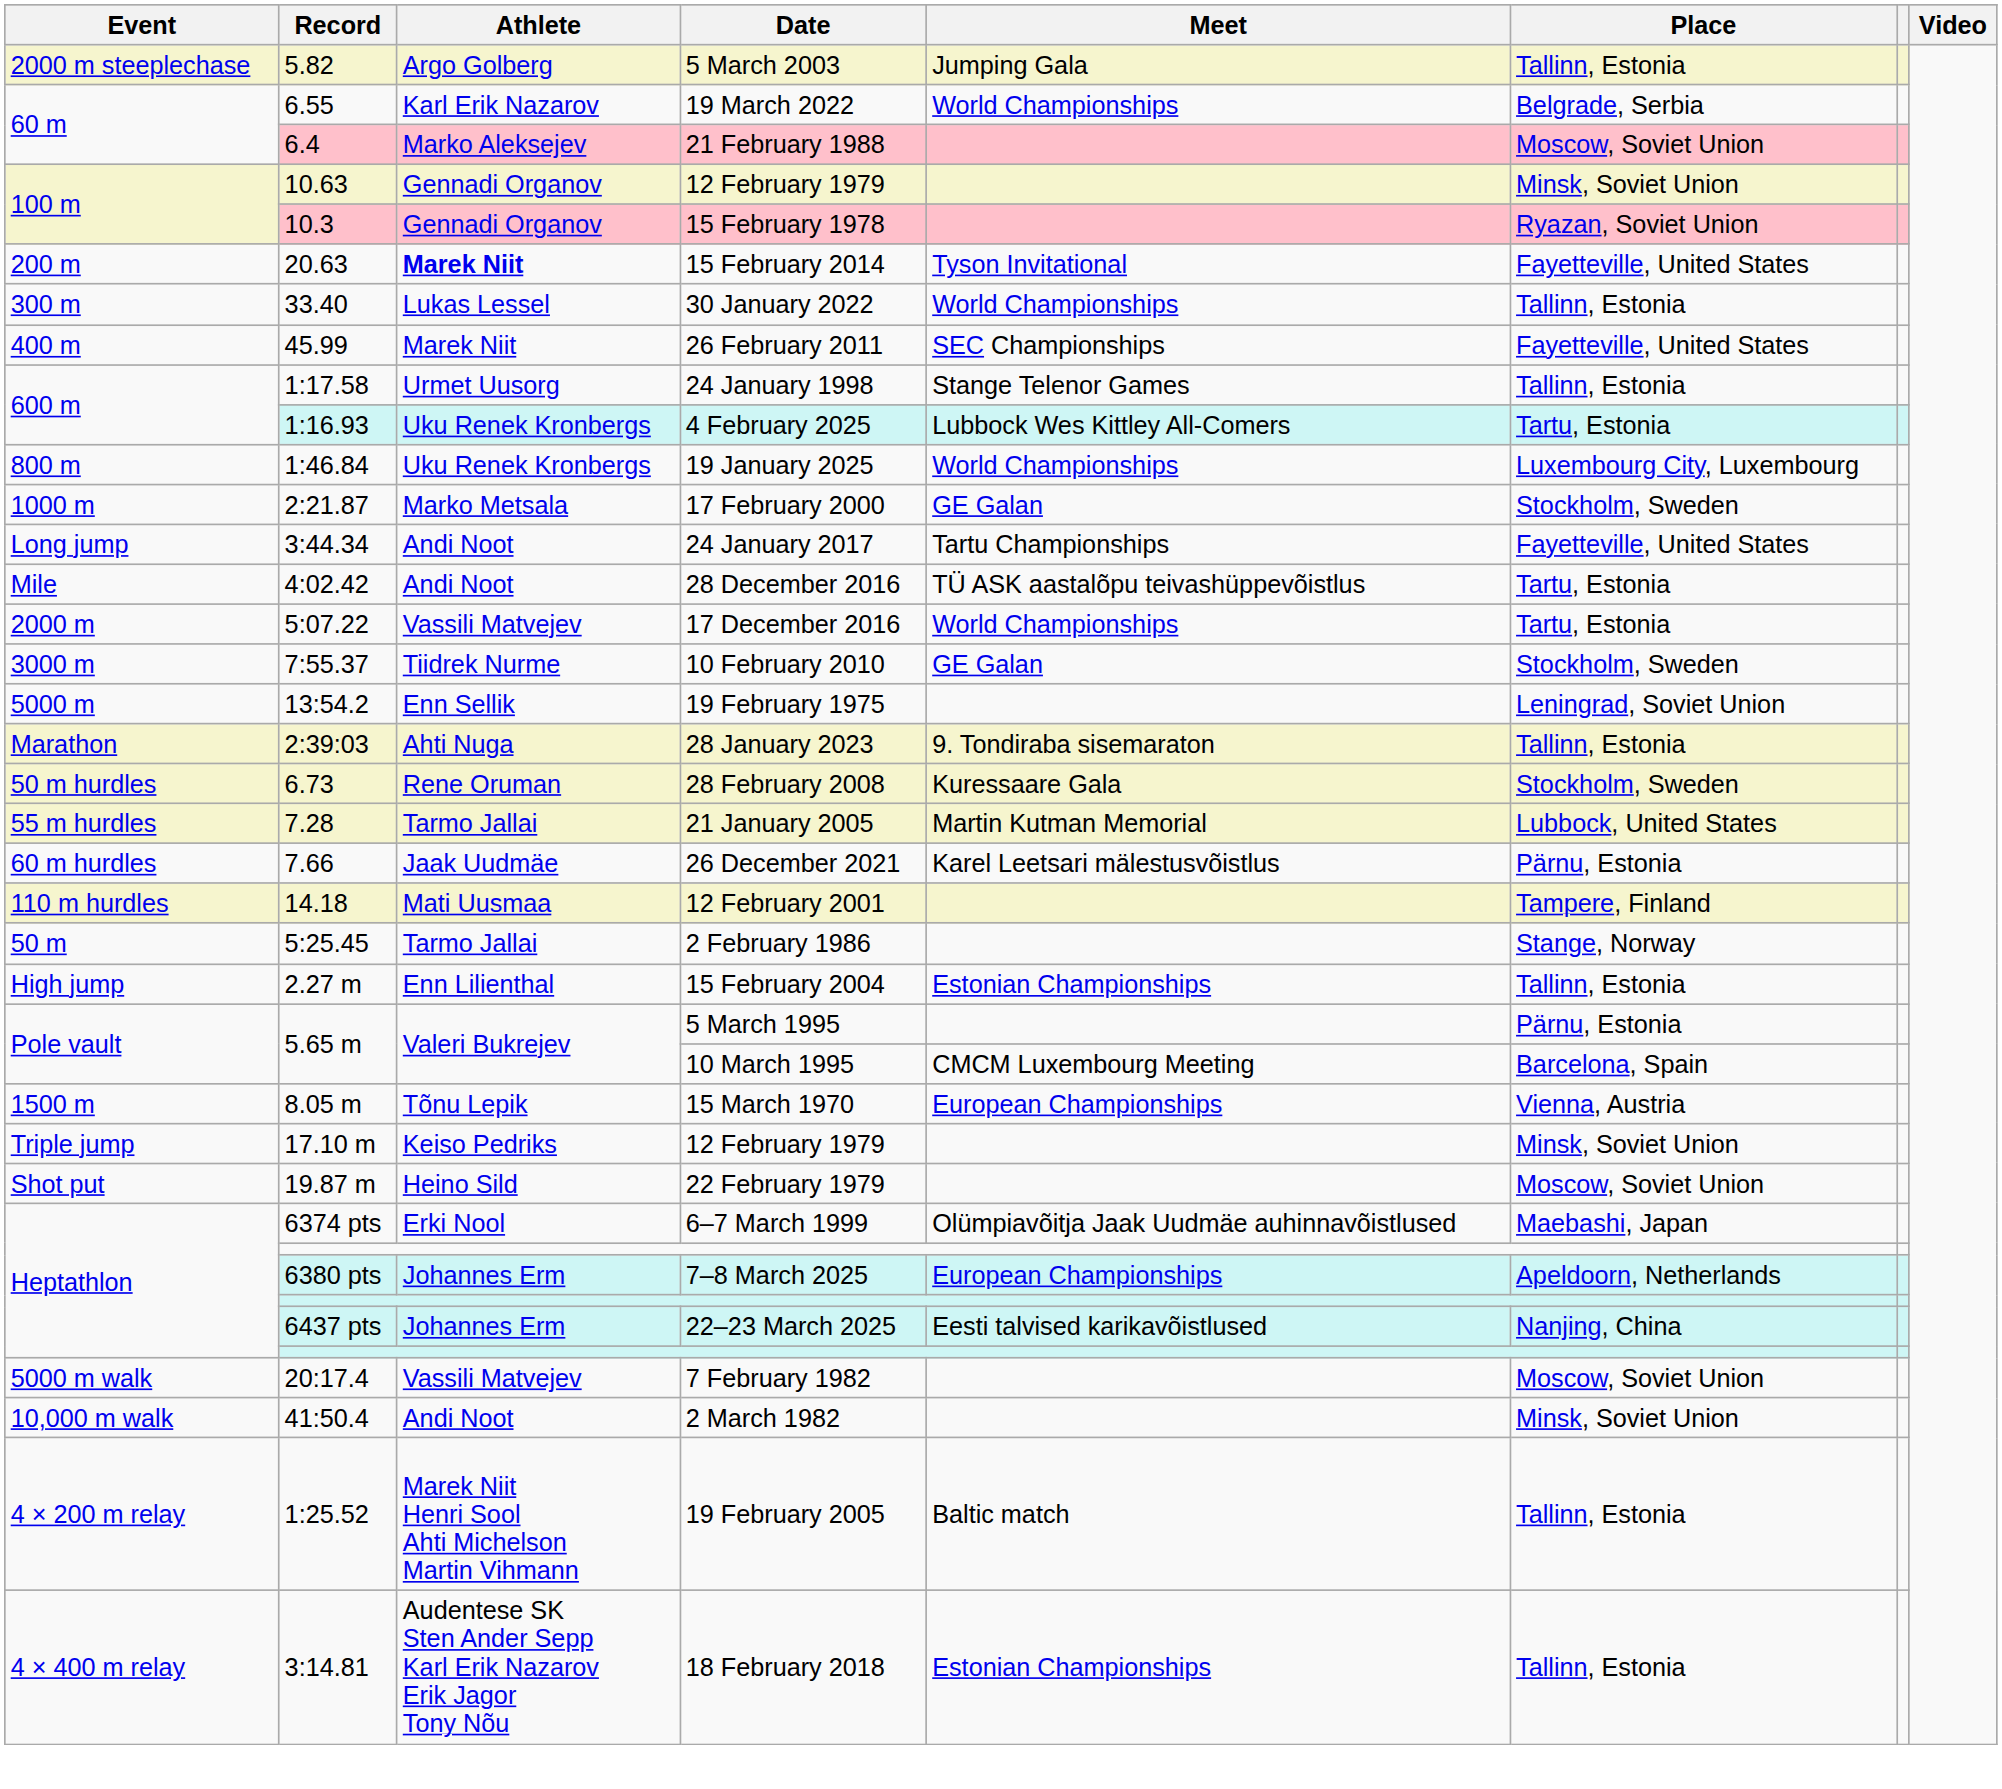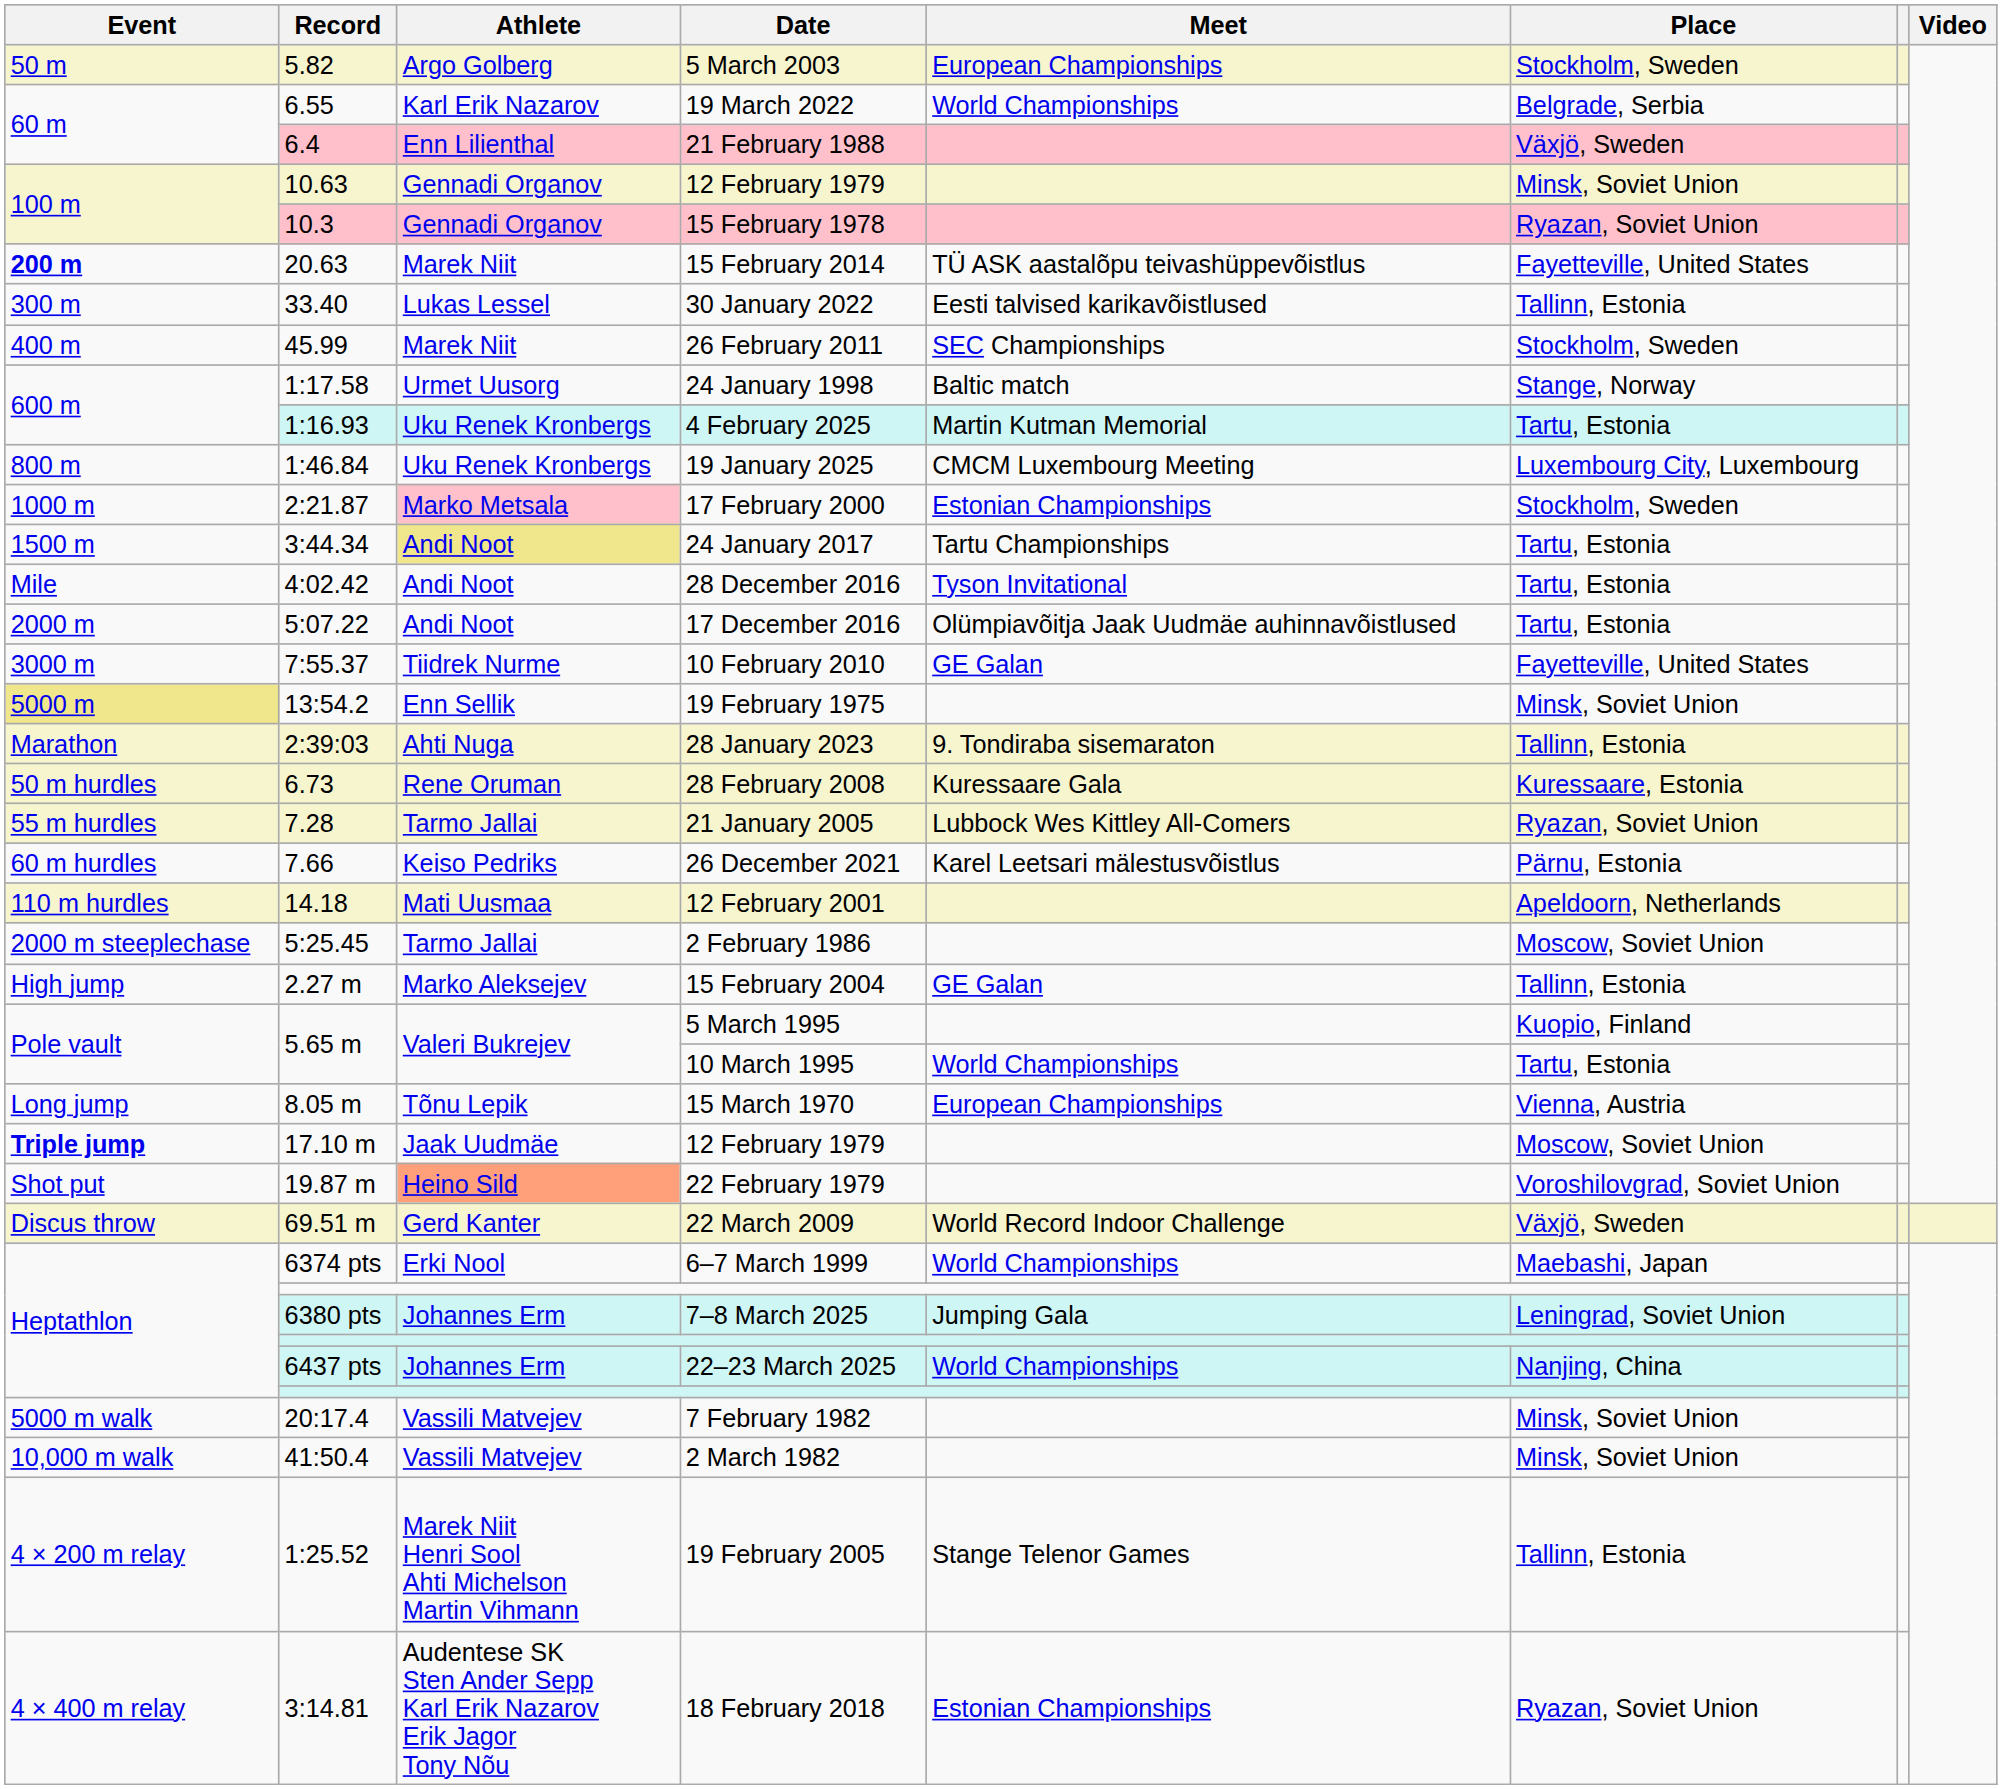(131, 65) 2000 m steeplechase -> (39, 65) 50 m
(1010, 65) Jumping Gala -> (1077, 65) European Championships
(1601, 65) Tallinn, Estonia -> (1627, 65) Stockholm, Sweden
(495, 145) Marko Aleksejev -> (478, 145) Enn Lilienthal
(1640, 145) Moscow, Soviet Union -> (1600, 145) Växjö, Sweden
(46, 265) normal -> (46, 265) bold
(463, 265) bold -> (460, 265) normal
(1030, 265) Tyson Invitational -> (1149, 265) TÜ ASK aastalõpu teivashüppevõistlus
(1055, 305) World Championships -> (1100, 305) Eesti talvised karikavõistlused
(1663, 345) Fayetteville, United States -> (1627, 345) Stockholm, Sweden
(1061, 384) Stange Telenor Games -> (1001, 384) Baltic match
(1601, 384) Tallinn, Estonia -> (1606, 384) Stange, Norway
(1111, 424) Lubbock Wes Kittley All-Comers -> (1070, 424) Martin Kutman Memorial
(1055, 464) World Championships -> (1093, 464) CMCM Luxembourg Meeting
(485, 504) no background -> (485, 504) pink background
(988, 504) GE Galan -> (1072, 504) Estonian Championships
(70, 544) Long jump -> (53, 544) 1500 m
(458, 544) no background -> (458, 544) khaki background
(1663, 544) Fayetteville, United States -> (1593, 544) Tartu, Estonia
(1149, 584) TÜ ASK aastalõpu teivashüppevõistlus -> (1030, 584) Tyson Invitational
(492, 624) Vassili Matvejev -> (458, 624) Andi Noot
(1055, 624) World Championships -> (1194, 624) Olümpiavõitja Jaak Uudmäe auhinnavõistlused
(1627, 664) Stockholm, Sweden -> (1663, 664) Fayetteville, United States
(53, 704) no background -> (53, 704) khaki background
(1651, 704) Leningrad, Soviet Union -> (1627, 704) Minsk, Soviet Union
(1627, 784) Stockholm, Sweden -> (1630, 784) Kuressaare, Estonia
(1070, 824) Martin Kutman Memorial -> (1111, 824) Lubbock Wes Kittley All-Comers
(1646, 824) Lubbock, United States -> (1637, 824) Ryazan, Soviet Union
(481, 864) Jaak Uudmäe -> (480, 864) Keiso Pedriks
(1613, 904) Tampere, Finland -> (1649, 904) Apeldoorn, Netherlands
(39, 944) 50 m -> (131, 944) 2000 m steeplechase
(1606, 944) Stange, Norway -> (1640, 944) Moscow, Soviet Union
(478, 984) Enn Lilienthal -> (495, 984) Marko Aleksejev
(1072, 984) Estonian Championships -> (988, 984) GE Galan
(1599, 1024) Pärnu, Estonia -> (1604, 1024) Kuopio, Finland
(1093, 1064) CMCM Luxembourg Meeting -> (1055, 1064) World Championships
(1612, 1064) Barcelona, Spain -> (1593, 1064) Tartu, Estonia
(53, 1103) 1500 m -> (70, 1103) Long jump
(73, 1143) normal -> (78, 1143) bold
(480, 1143) Keiso Pedriks -> (481, 1143) Jaak Uudmäe
(1627, 1143) Minsk, Soviet Union -> (1640, 1143) Moscow, Soviet Union
(460, 1183) no background -> (460, 1183) lightsalmon background
(1640, 1183) Moscow, Soviet Union -> (1678, 1183) Voroshilovgrad, Soviet Union
+ row: (330, 1223)
(1194, 1223) Olümpiavõitja Jaak Uudmäe auhinnavõistlused -> (1055, 1263) World Championships
(1077, 1275) European Championships -> (1010, 1315) Jumping Gala
(1649, 1275) Apeldoorn, Netherlands -> (1651, 1315) Leningrad, Soviet Union
(1100, 1327) Eesti talvised karikavõistlused -> (1055, 1367) World Championships
(1640, 1378) Moscow, Soviet Union -> (1627, 1418) Minsk, Soviet Union
(458, 1418) Andi Noot -> (492, 1458) Vassili Matvejev
(1001, 1515) Baltic match -> (1061, 1555) Stange Telenor Games
(1601, 1667) Tallinn, Estonia -> (1637, 1707) Ryazan, Soviet Union
